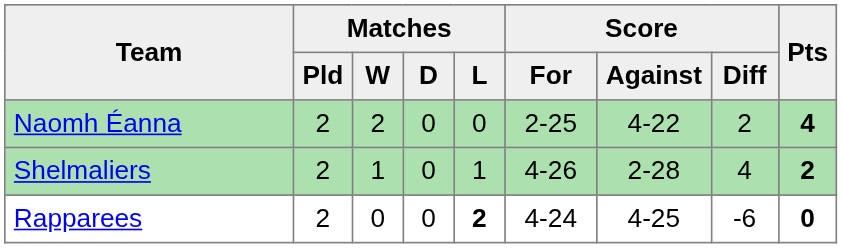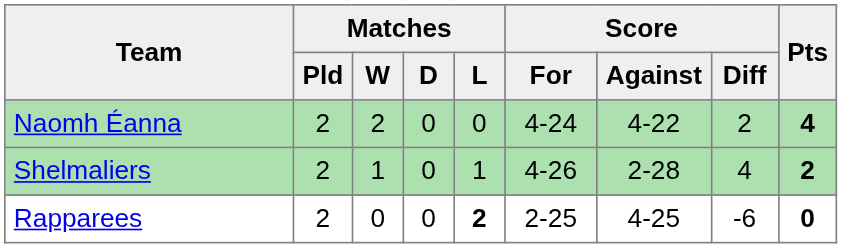(551, 123) 2-25 -> (551, 123) 4-24
(551, 218) 4-24 -> (551, 218) 2-25
